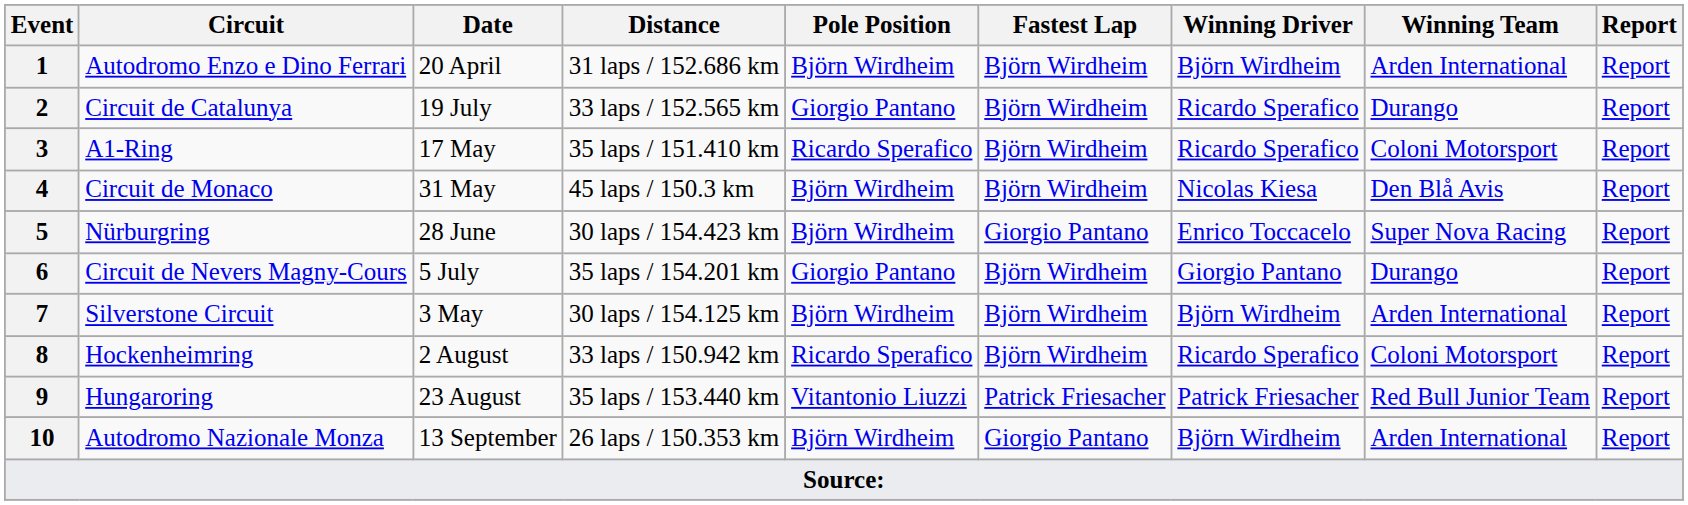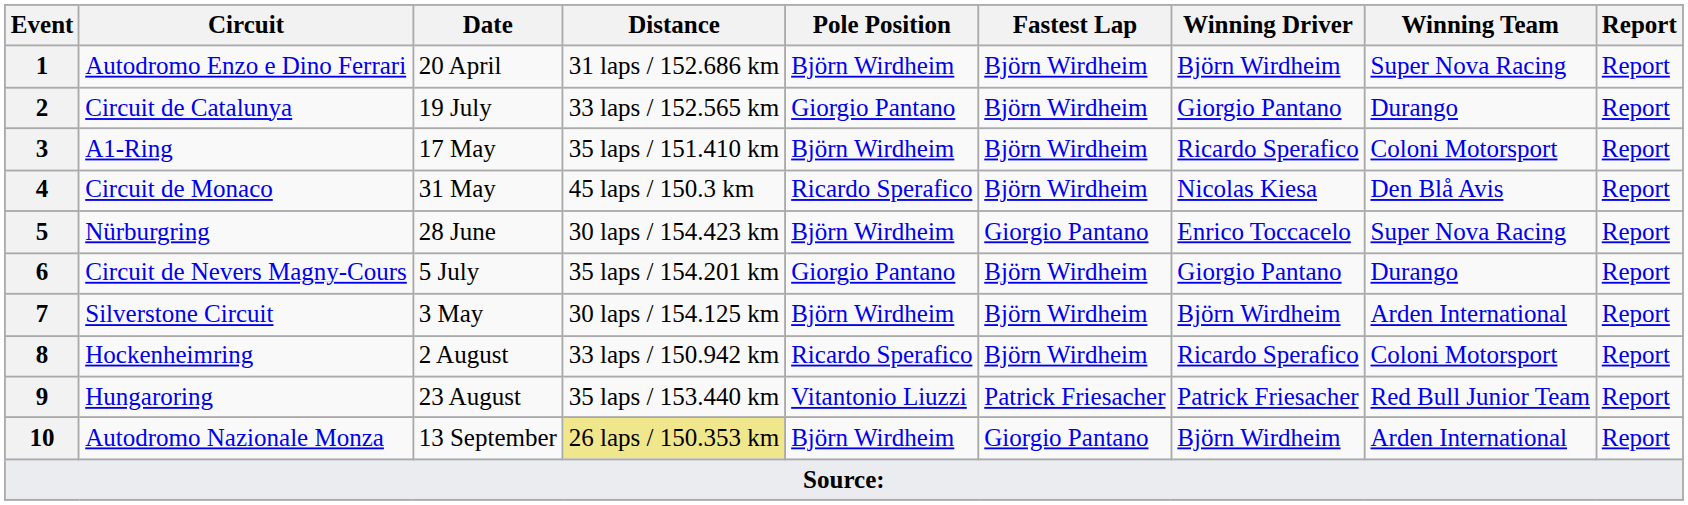(1469, 66) Arden International -> (1468, 66) Super Nova Racing
(1268, 107) Ricardo Sperafico -> (1259, 107) Giorgio Pantano
(882, 148) Ricardo Sperafico -> (873, 148) Björn Wirdheim
(873, 189) Björn Wirdheim -> (882, 189) Ricardo Sperafico
(674, 437) no background -> (674, 437) khaki background
